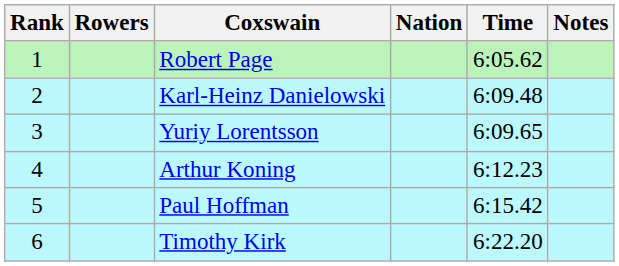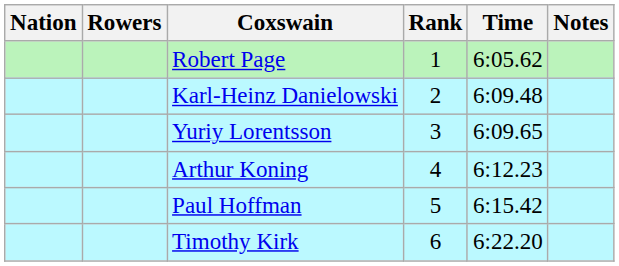columns swapped: (37, 22) <-> (429, 22)
